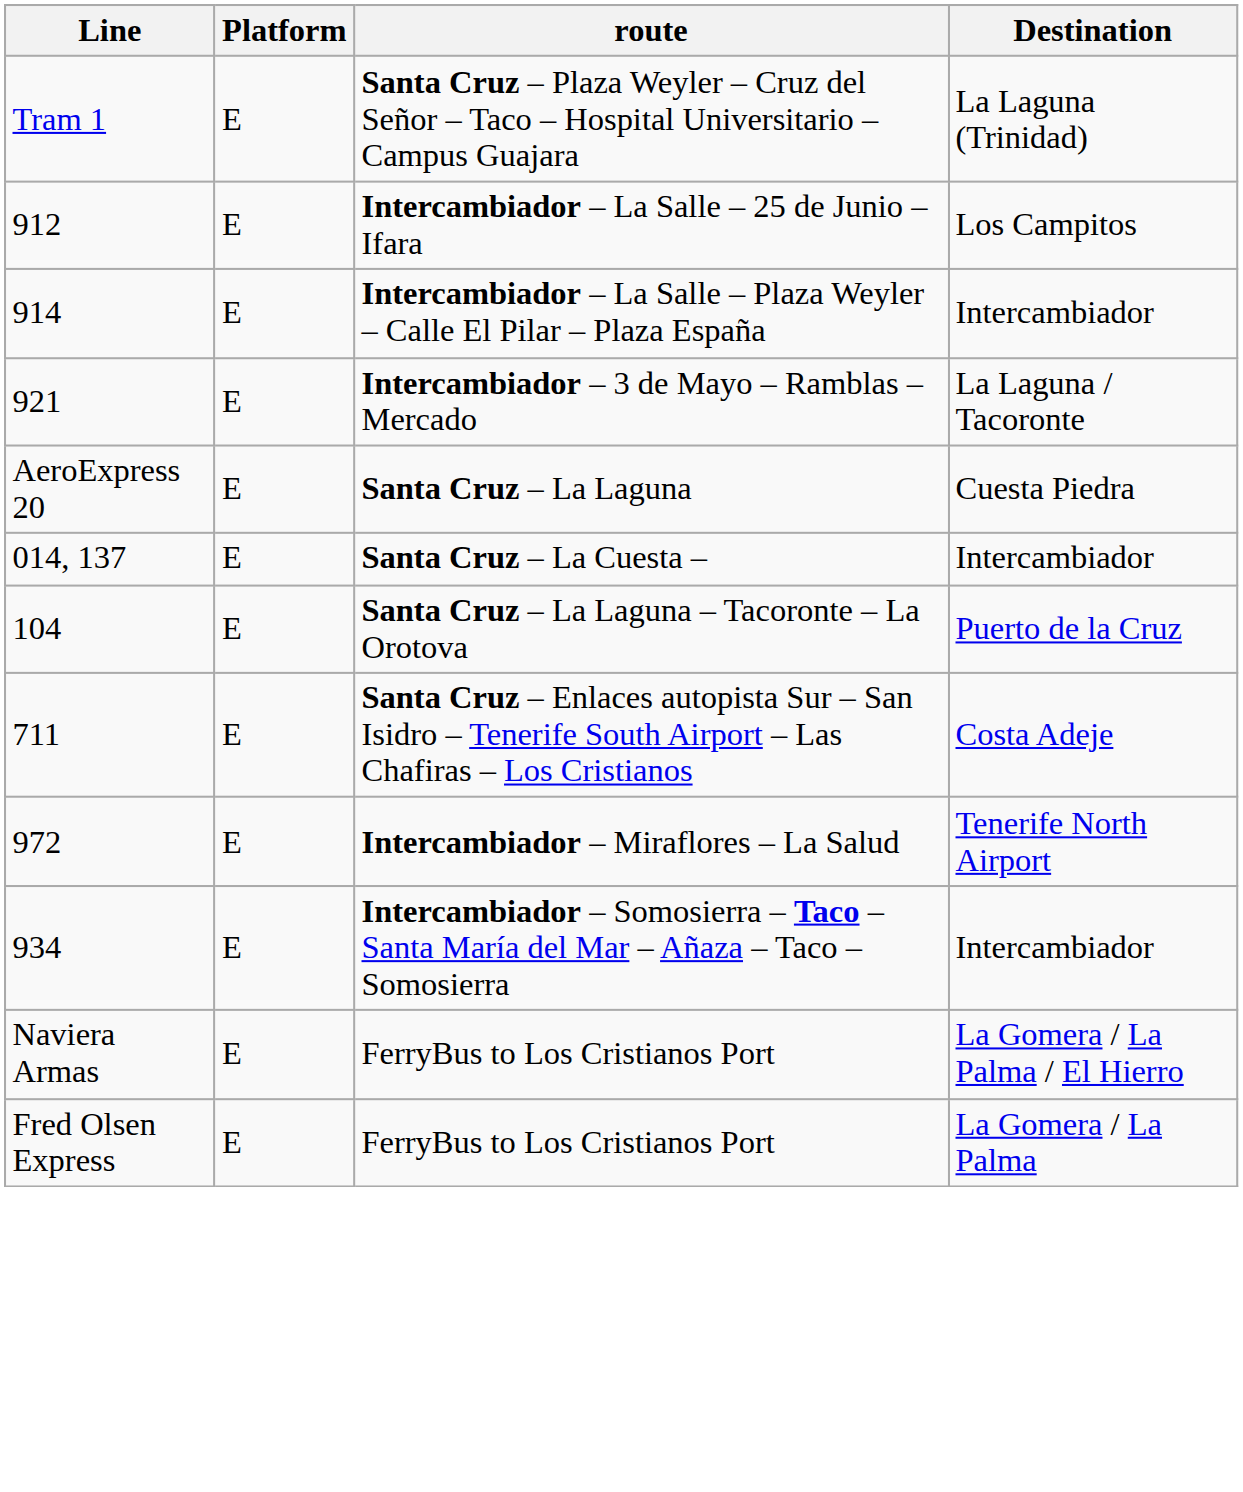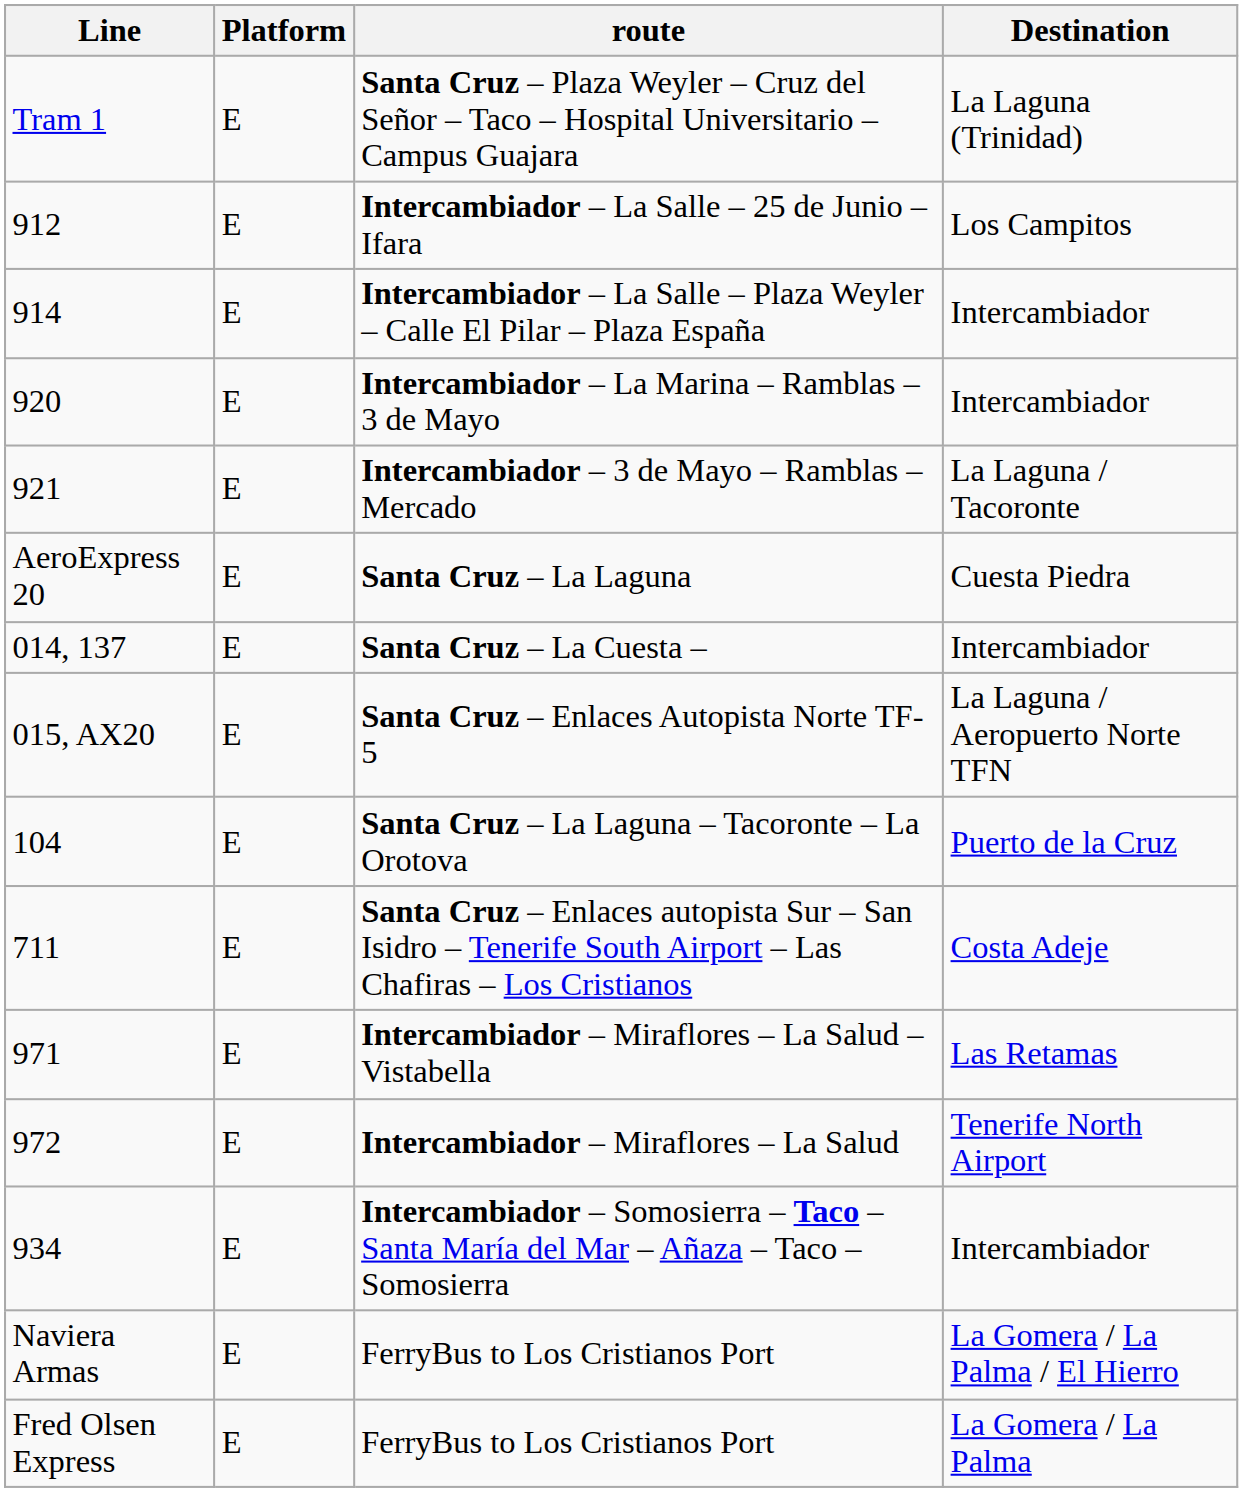+ row: (37, 400)
+ row: (84, 734)
+ row: (37, 1053)
